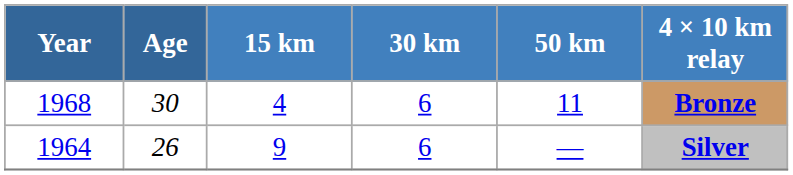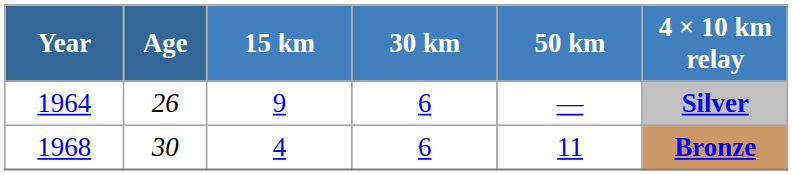rows swapped: (64, 147) <-> (64, 103)
